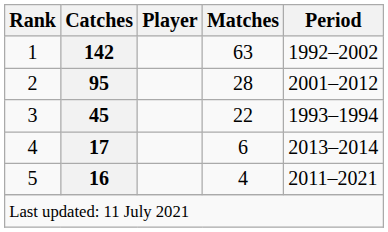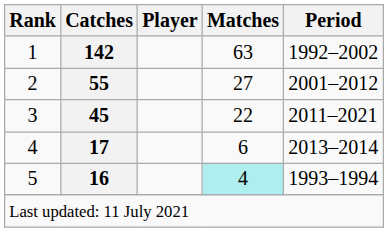(99, 83) 95 -> (99, 83) 55
(243, 83) 28 -> (243, 83) 27
(333, 115) 1993–1994 -> (333, 115) 2011–2021
(243, 178) no background -> (243, 178) paleturquoise background
(333, 178) 2011–2021 -> (333, 178) 1993–1994
